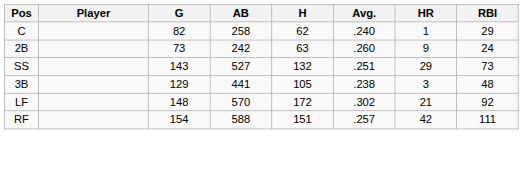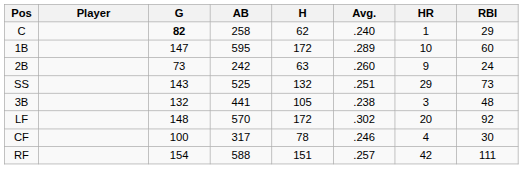(179, 31) normal -> (179, 31) bold
+ row: (21, 48)
(241, 66) 527 -> (241, 84) 525
(179, 84) 129 -> (179, 102) 132
(426, 102) 21 -> (426, 119) 20
+ row: (21, 137)
